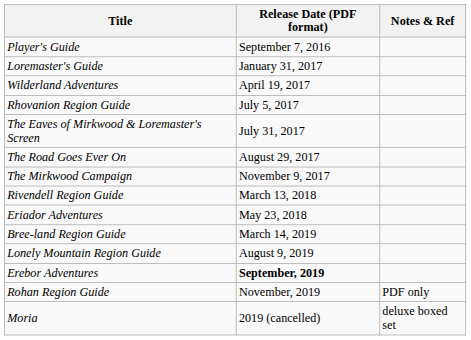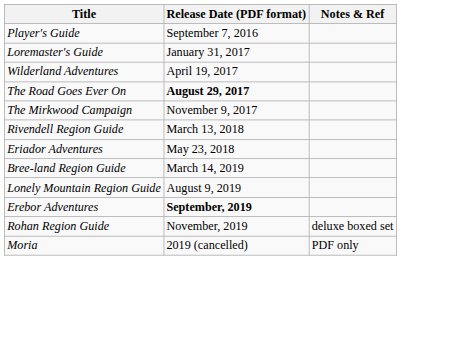- row: (69, 104)
- row: (104, 131)
(279, 157) normal -> (208, 91) bold
(406, 292) PDF only -> (353, 226) deluxe boxed set
(415, 318) deluxe boxed set -> (335, 245) PDF only
